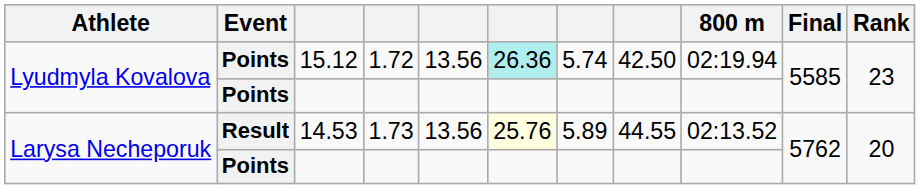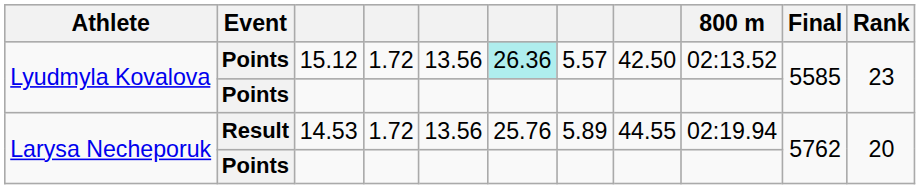(585, 60) 5.74 -> (585, 60) 5.57
(732, 60) 02:19.94 -> (732, 60) 02:13.52
(391, 131) 1.73 -> (391, 131) 1.72
(522, 131) lightyellow background -> (522, 131) no background
(732, 131) 02:13.52 -> (732, 131) 02:19.94
